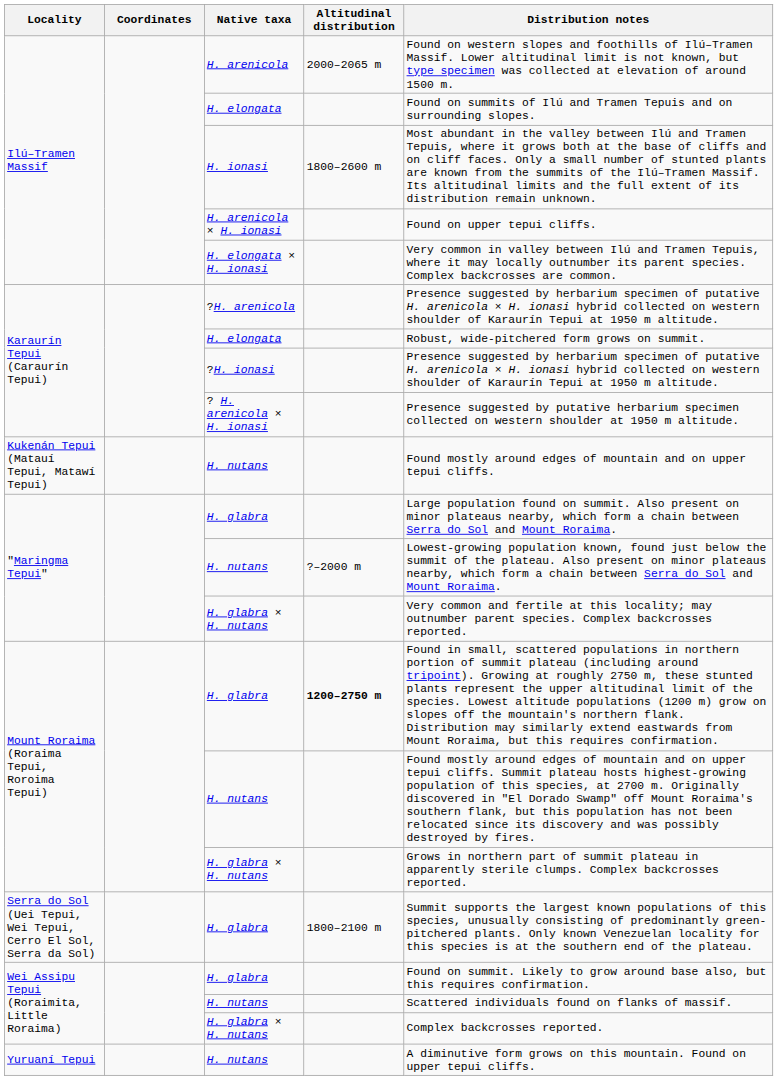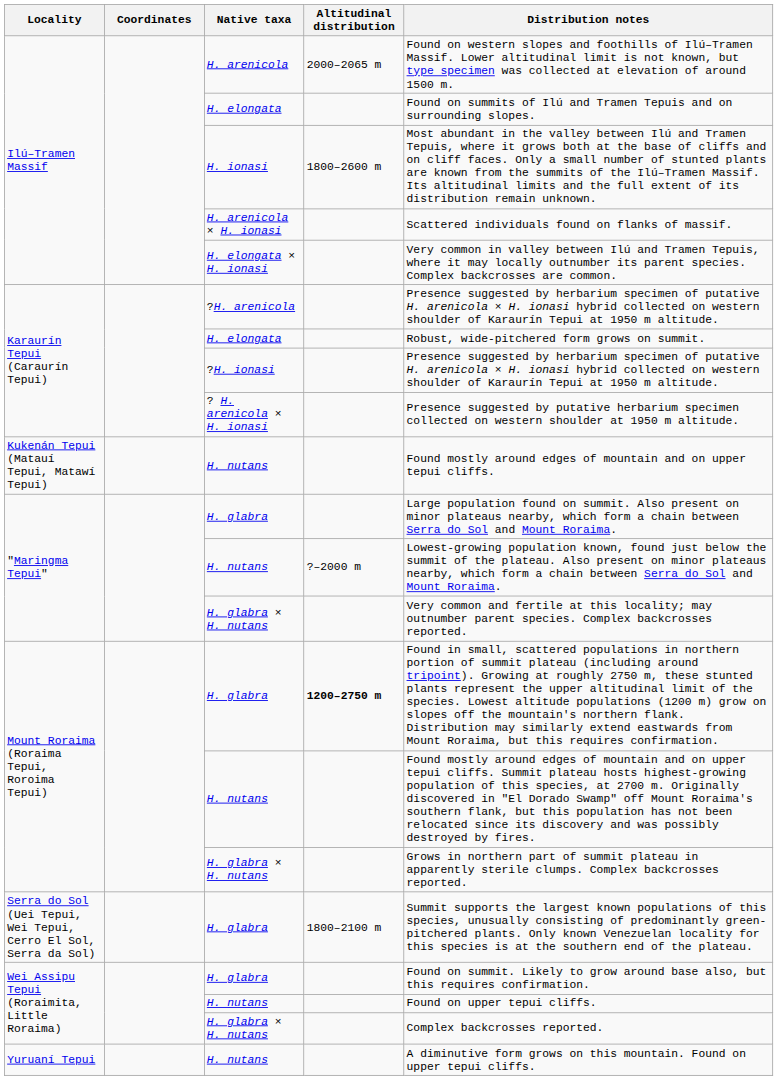(502, 224) Found on upper tepui cliffs. -> (569, 224) Scattered individuals found on flanks of massif.
(569, 1003) Scattered individuals found on flanks of massif. -> (502, 1003) Found on upper tepui cliffs.
